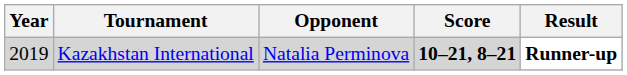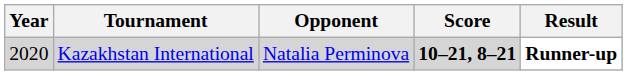(29, 53) 2019 -> (29, 53) 2020
